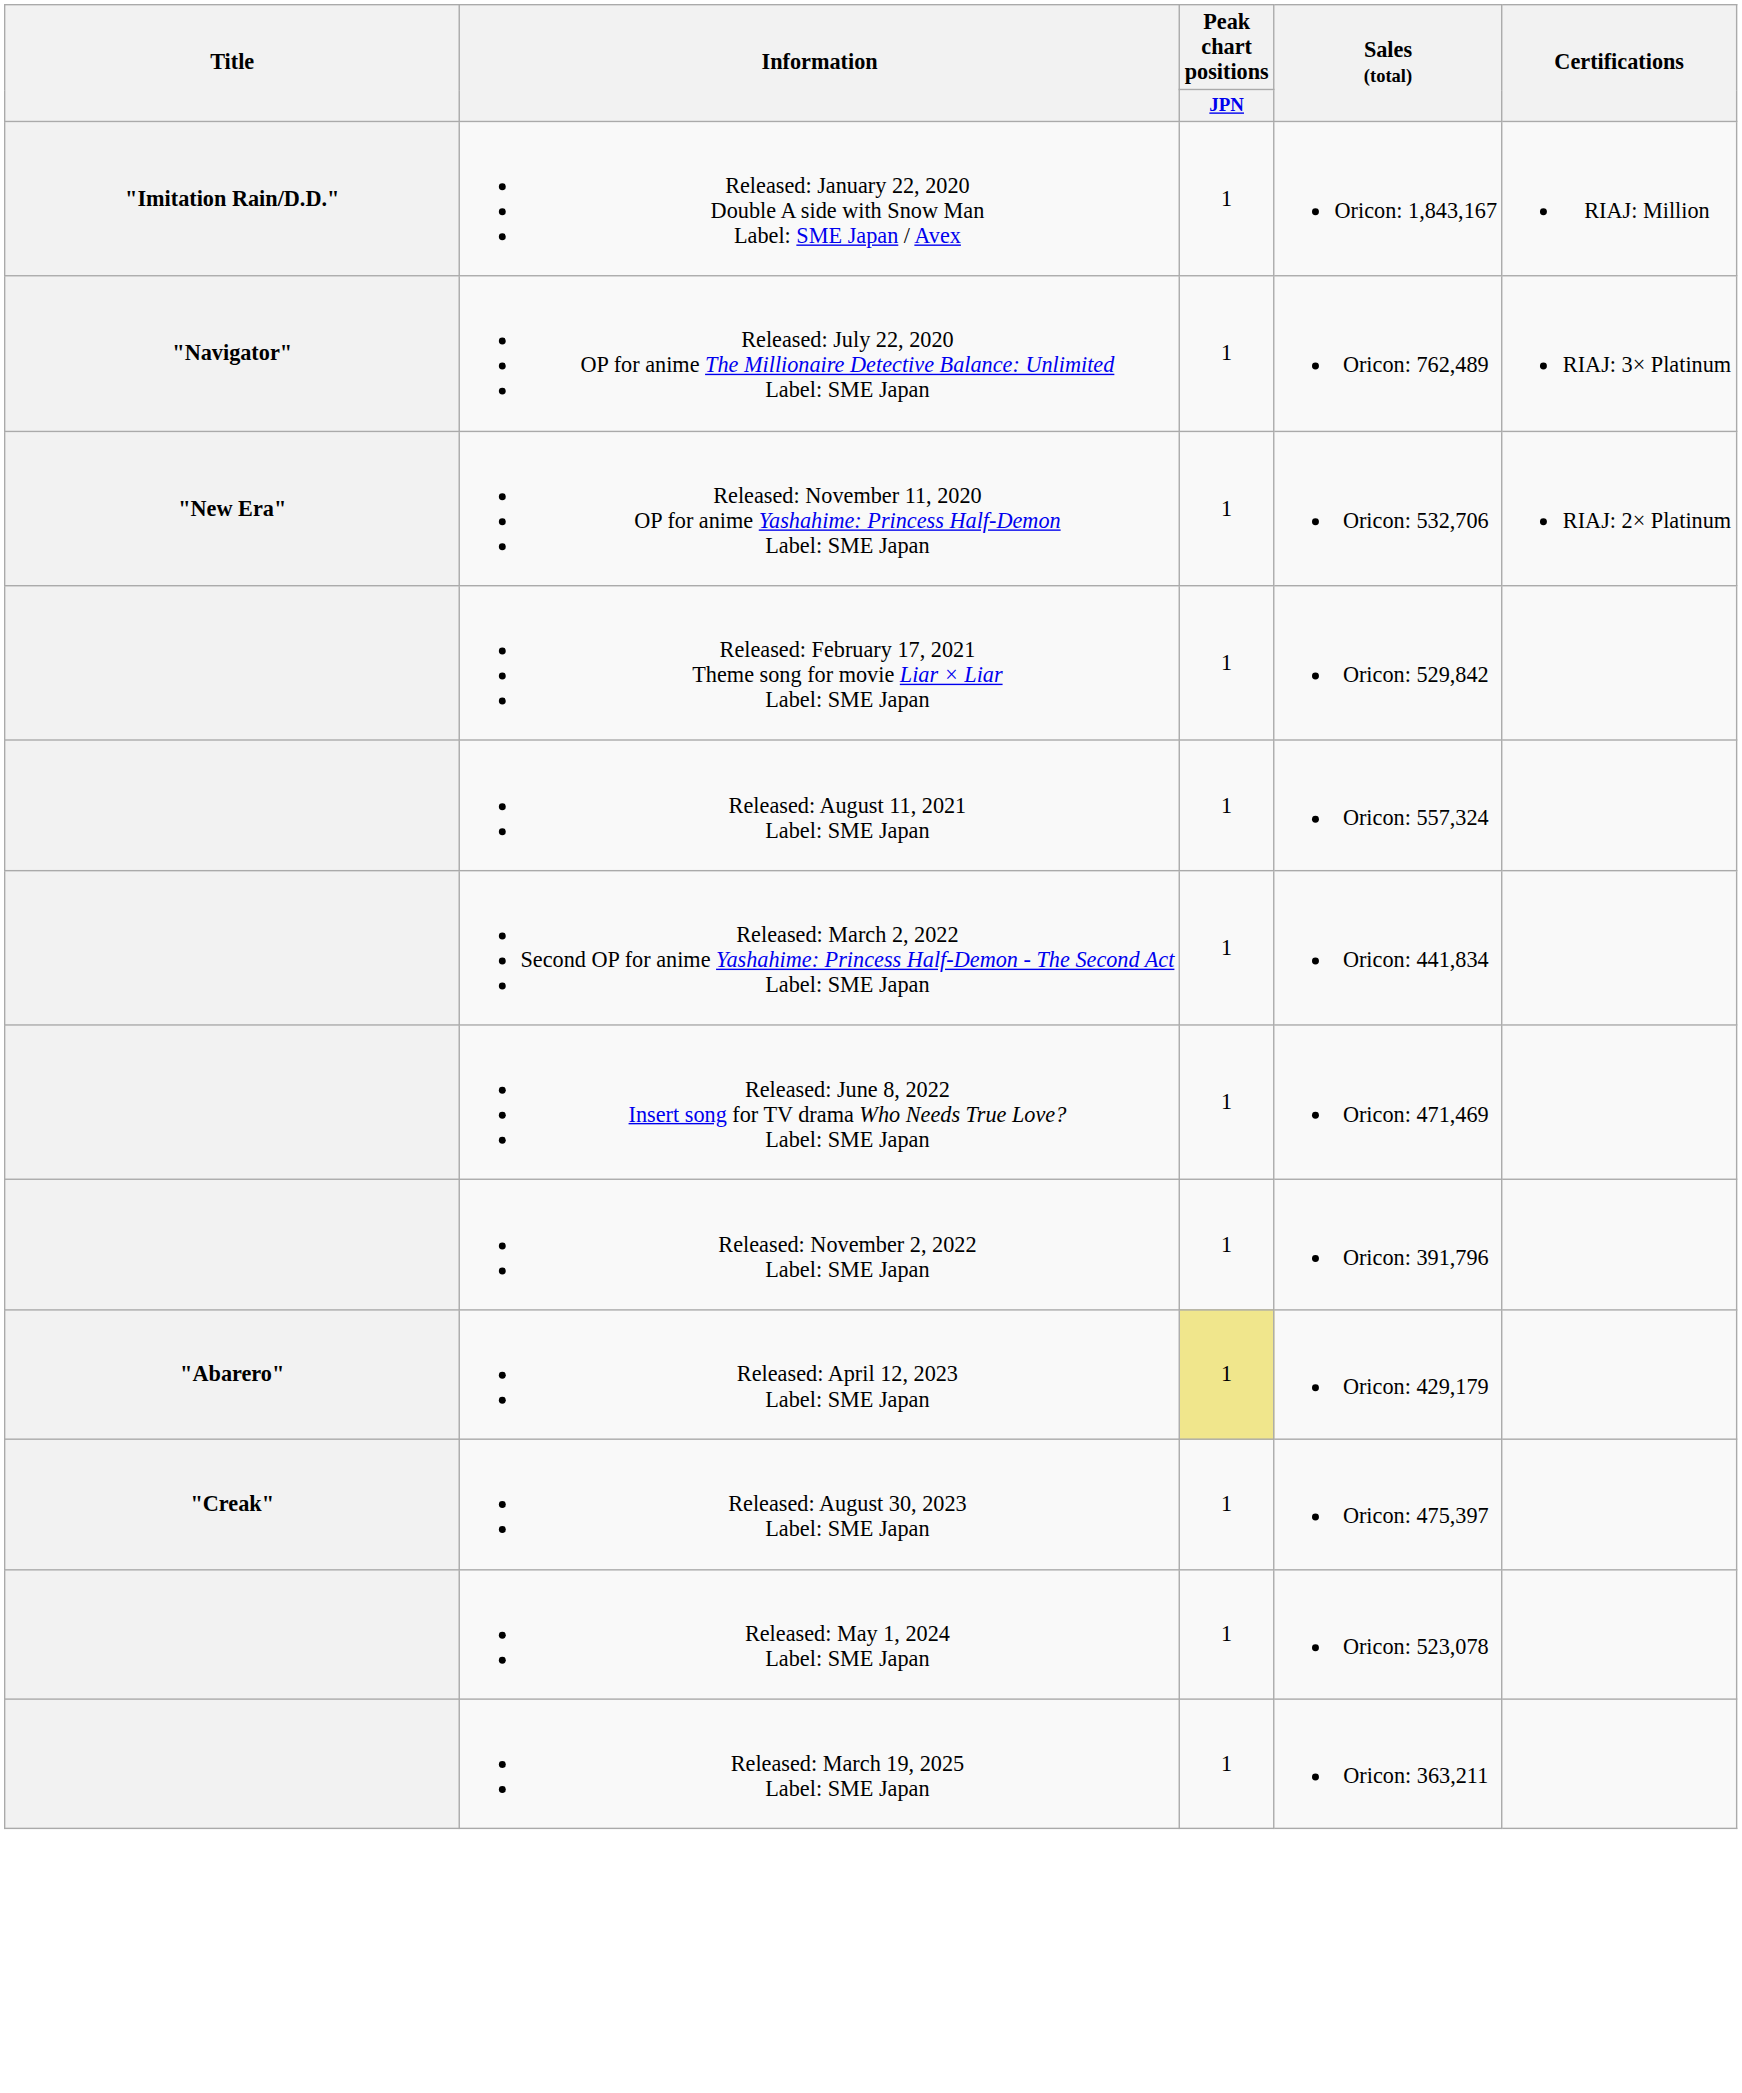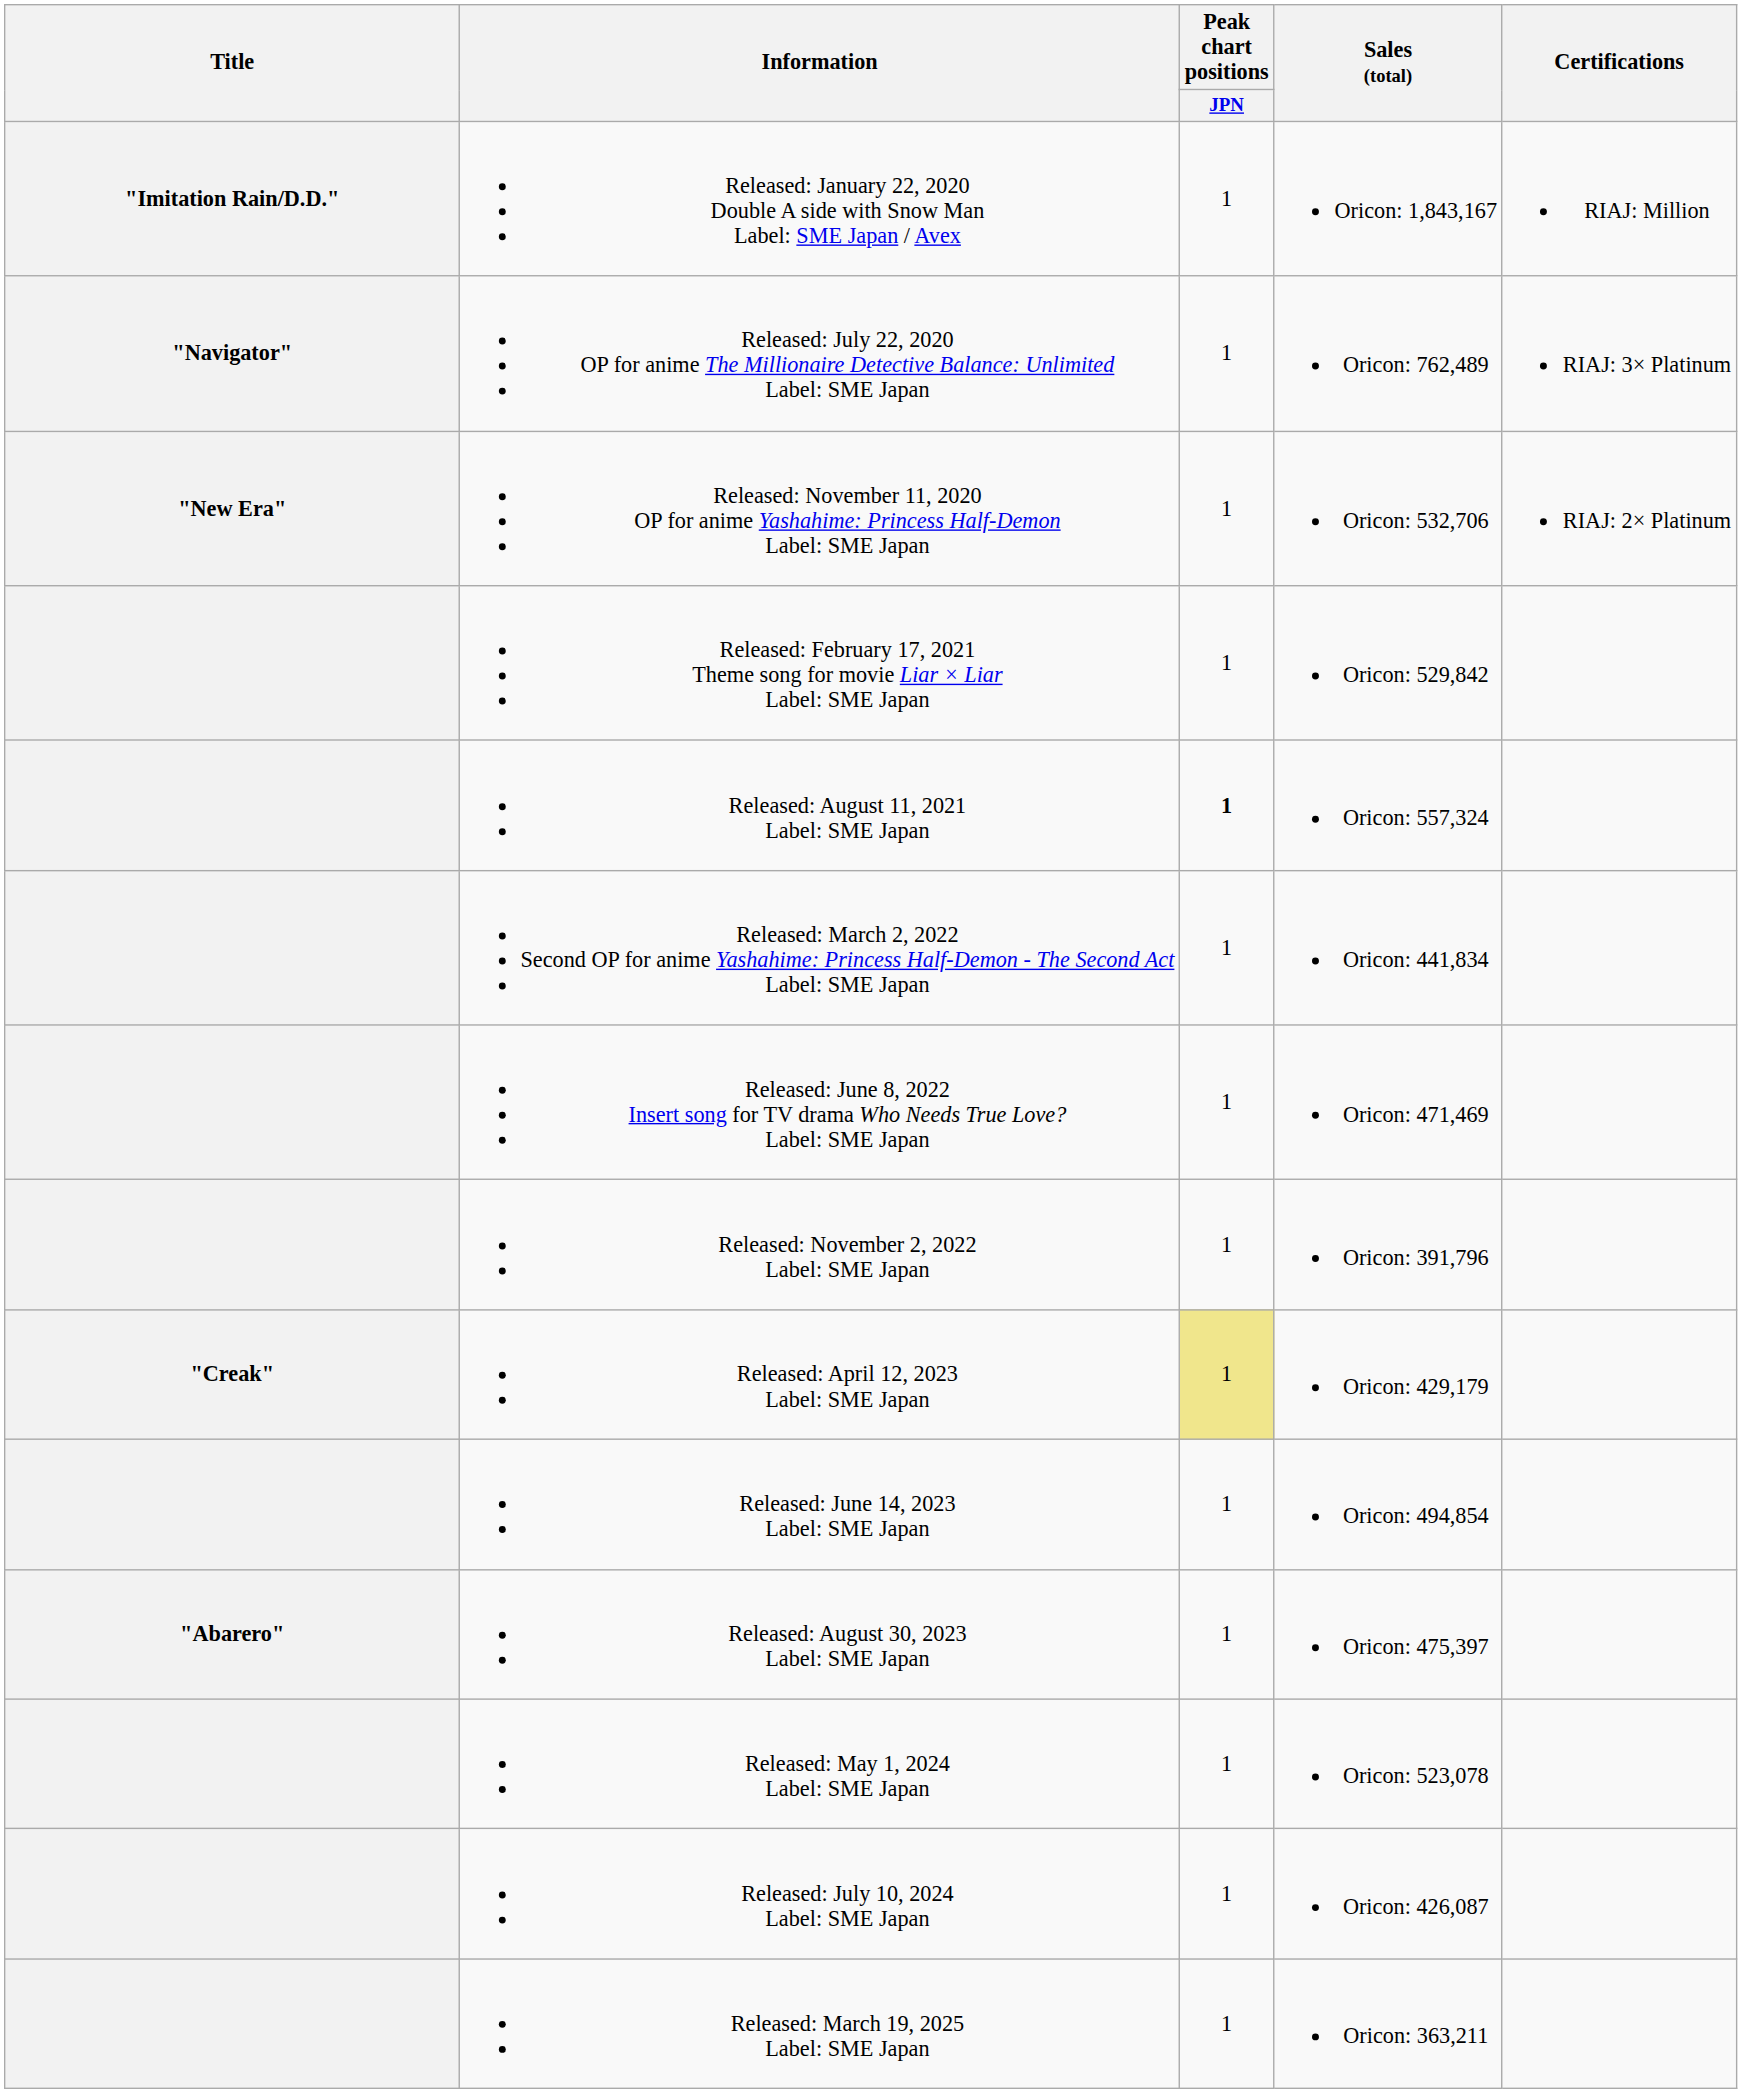(1227, 805) normal -> (1227, 805) bold
(232, 1374) "Abarero" -> (232, 1374) "Creak"
+ row: (820, 1517)
(232, 1504) "Creak" -> (232, 1633) "Abarero"
+ row: (820, 1906)
